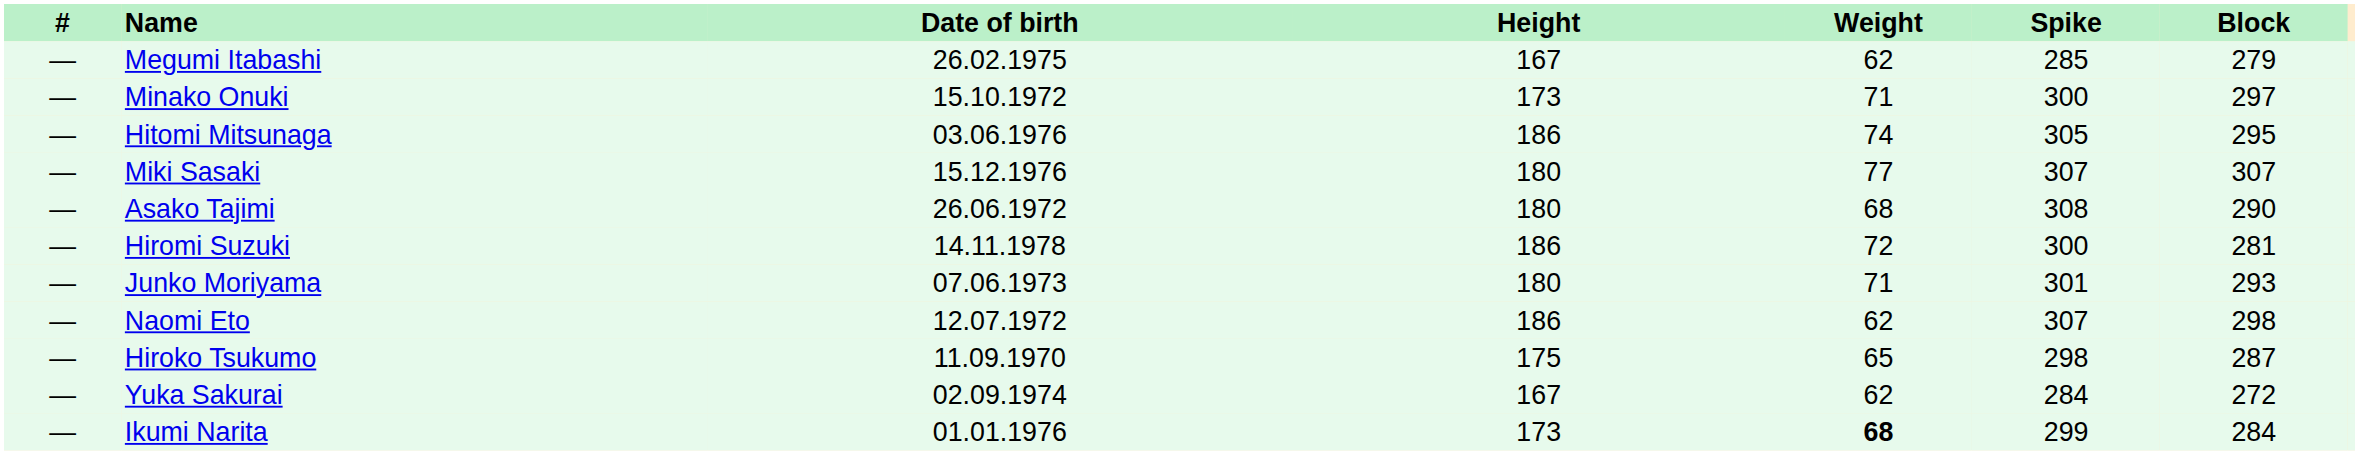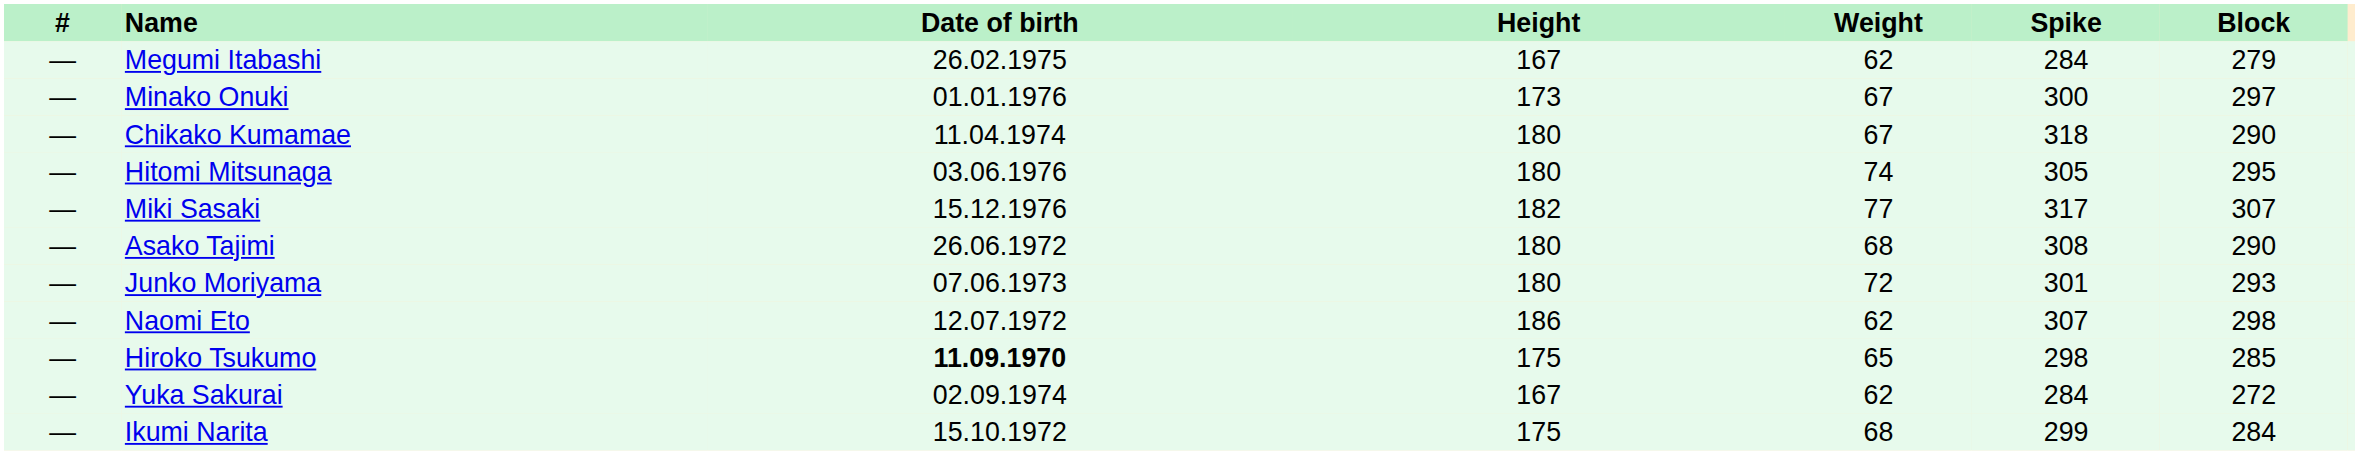(2066, 60) 285 -> (2066, 60) 284
(1000, 97) 15.10.1972 -> (1000, 97) 01.01.1976
(1878, 97) 71 -> (1878, 97) 67
+ row: (238, 134)
(1539, 134) 186 -> (1539, 171) 180
(1539, 171) 180 -> (1539, 209) 182
(2066, 171) 307 -> (2066, 209) 317
- row: (207, 246)
(1878, 283) 71 -> (1878, 283) 72
(1000, 357) normal -> (1000, 357) bold
(2254, 357) 287 -> (2254, 357) 285
(1000, 432) 01.01.1976 -> (1000, 432) 15.10.1972
(1539, 432) 173 -> (1539, 432) 175
(1878, 432) bold -> (1878, 432) normal
